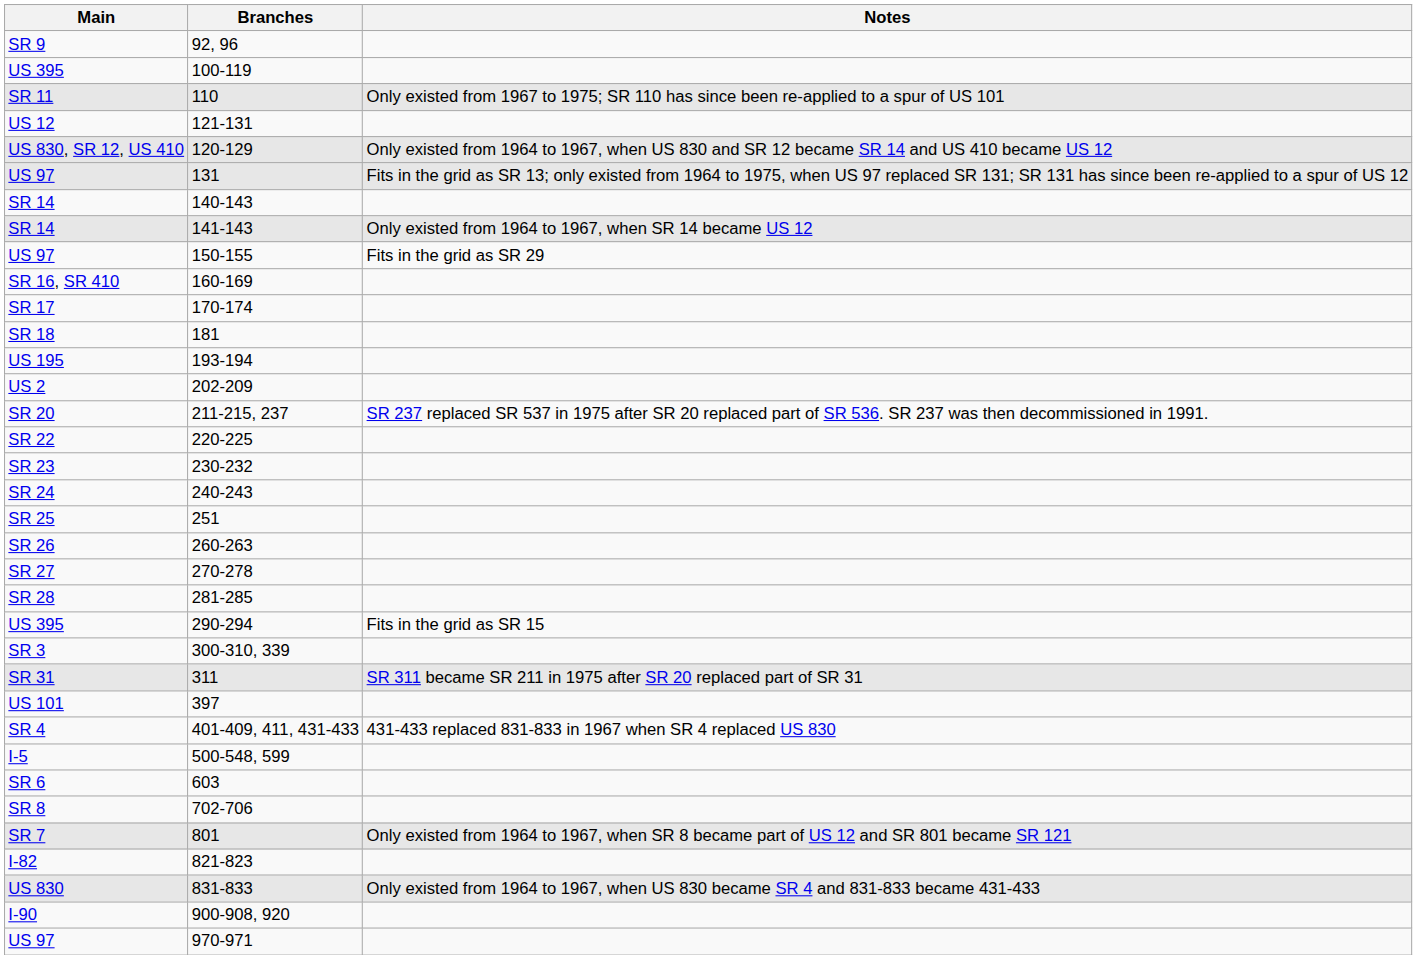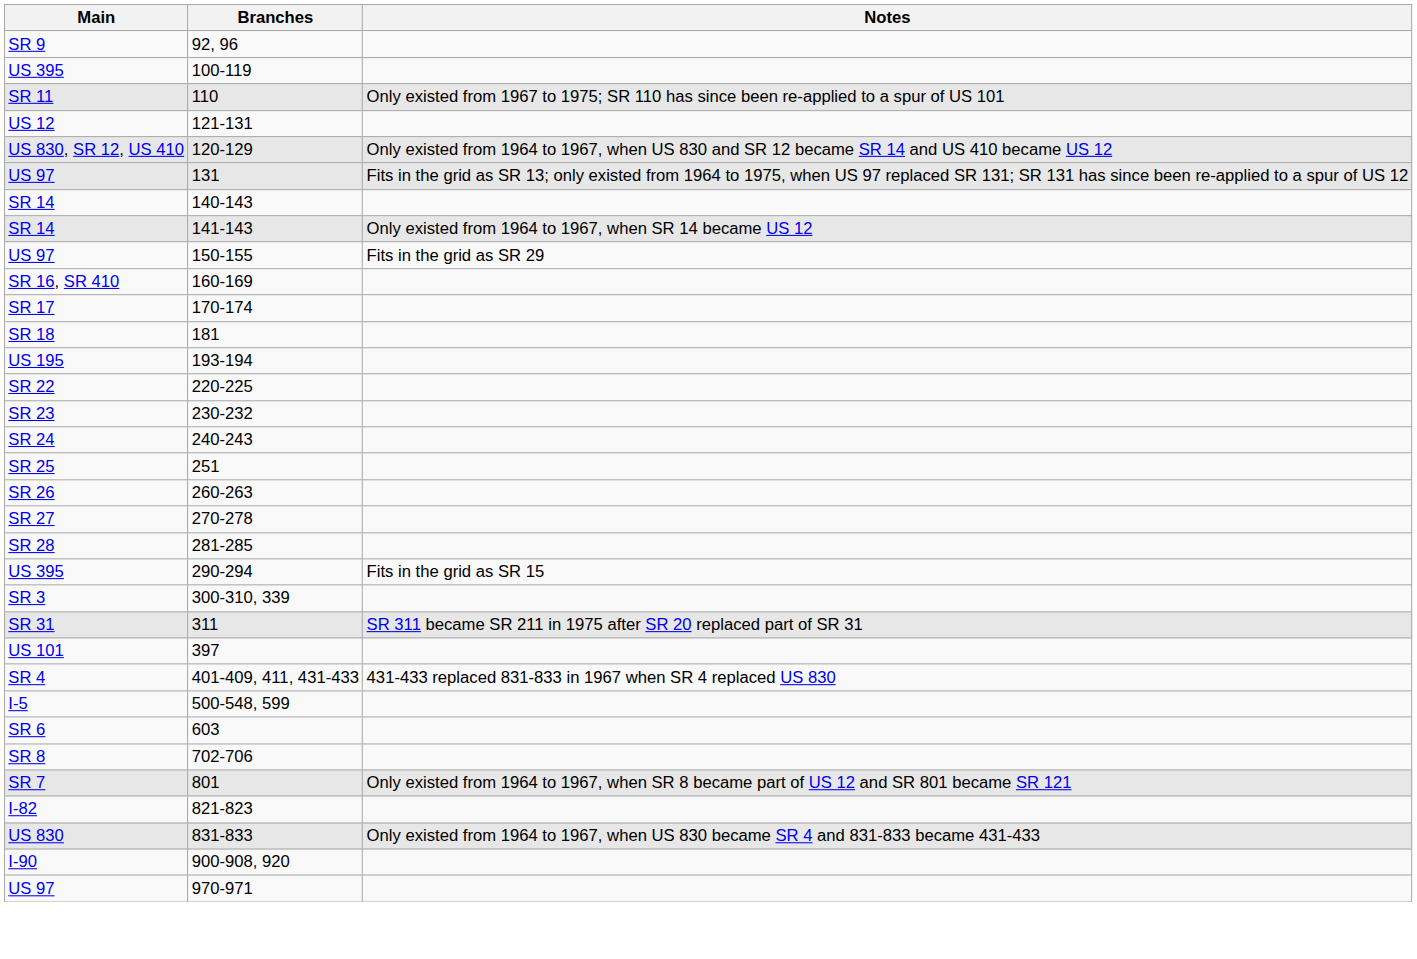- row: (222, 387)
- row: (240, 413)
